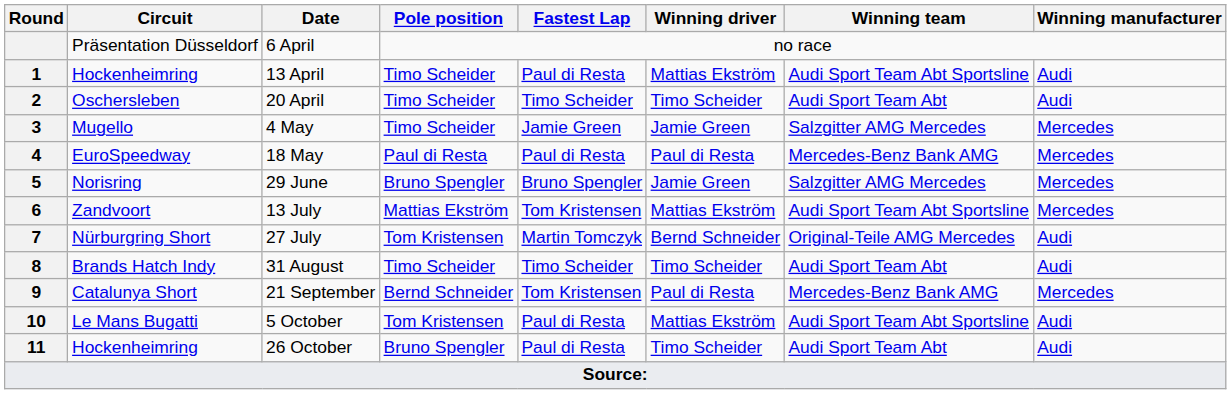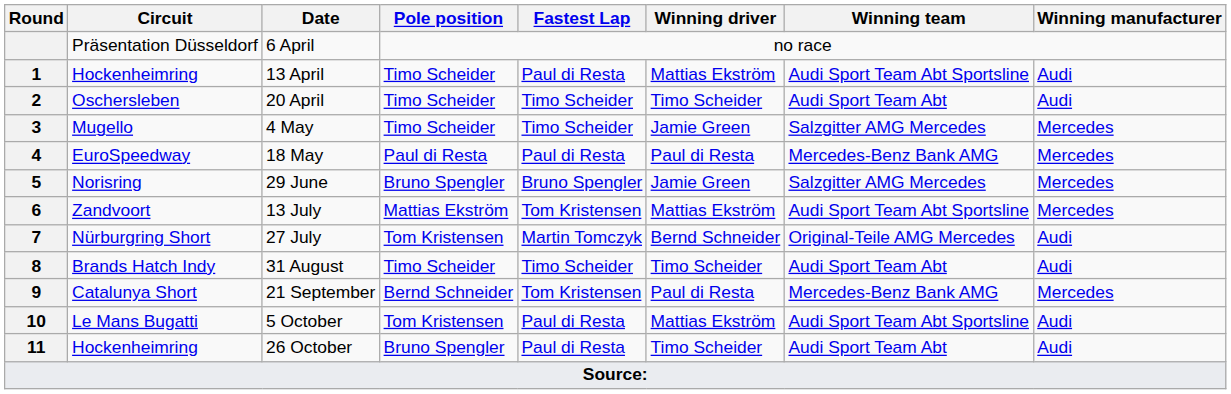(571, 128) Jamie Green -> (577, 128) Timo Scheider
